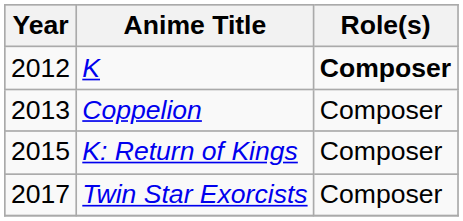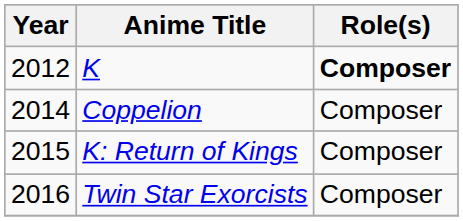(40, 109) 2013 -> (40, 109) 2014
(40, 194) 2017 -> (40, 194) 2016
